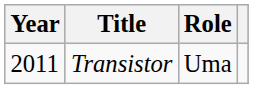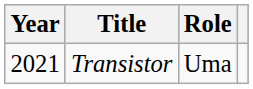(35, 63) 2011 -> (35, 63) 2021
